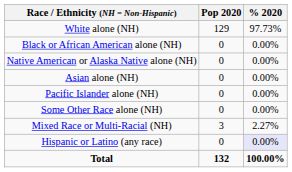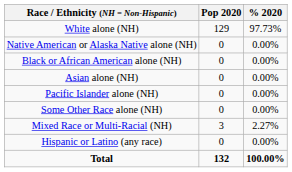rows swapped: (102, 45) <-> (102, 61)
(265, 142) lavender background -> (265, 142) no background
